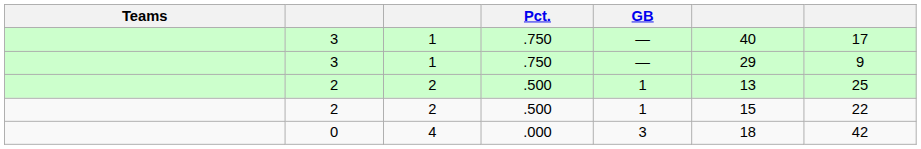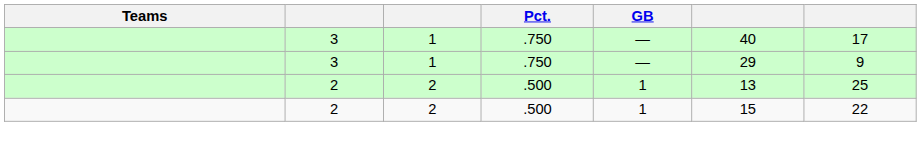- row: (334, 132)
